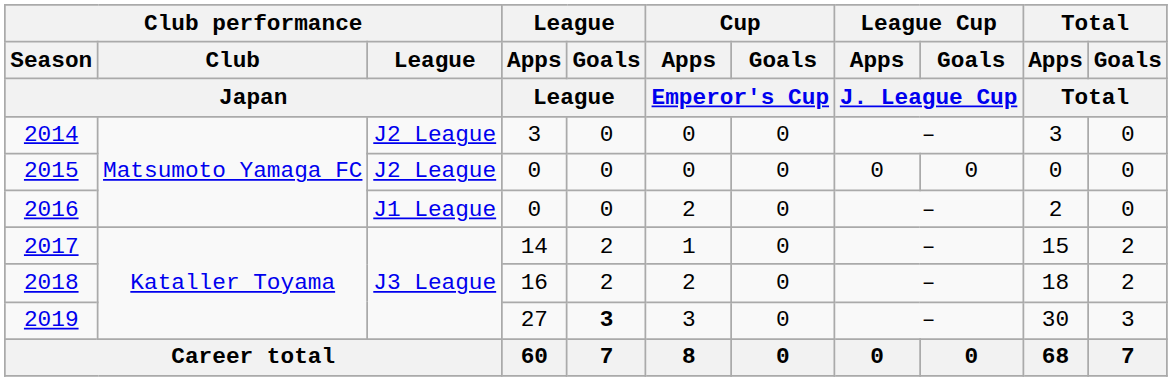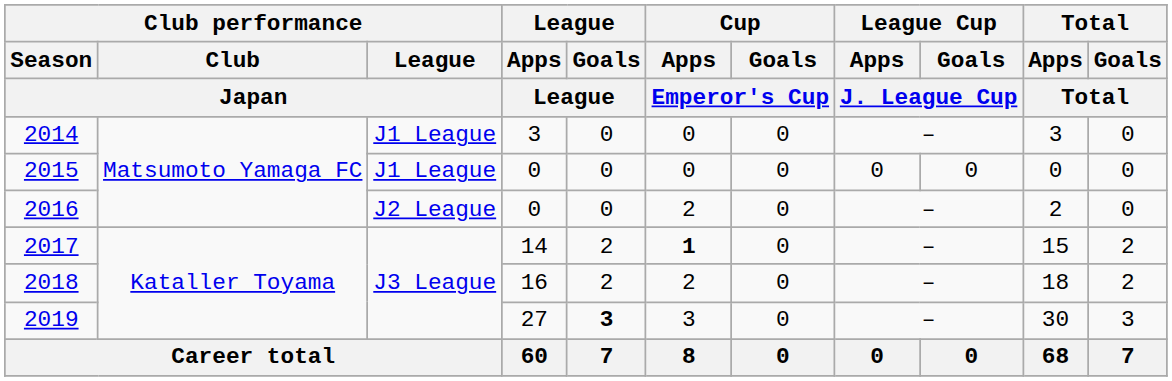(435, 135) J2 League -> (435, 135) J1 League
(435, 172) J2 League -> (435, 172) J1 League
(435, 209) J1 League -> (435, 209) J2 League
(689, 246) normal -> (689, 246) bold
